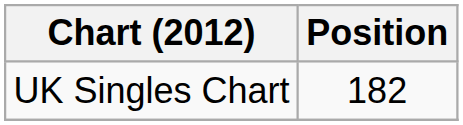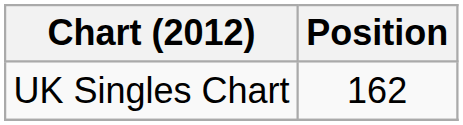(377, 90) 182 -> (377, 90) 162
